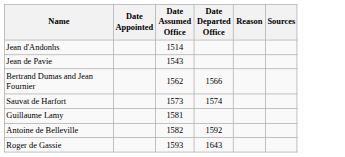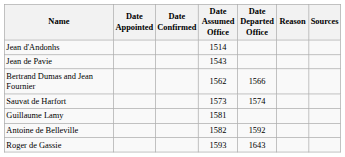+ column: (177, 22)
